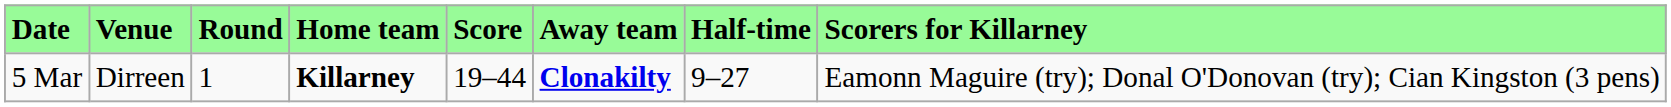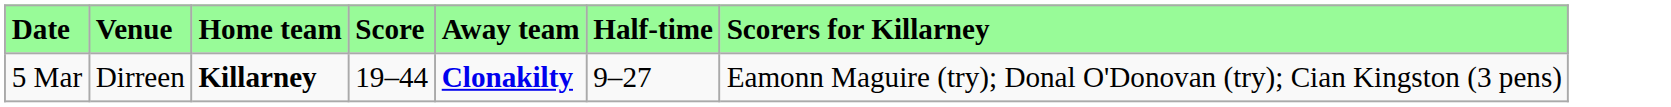- column: (241, 28)
